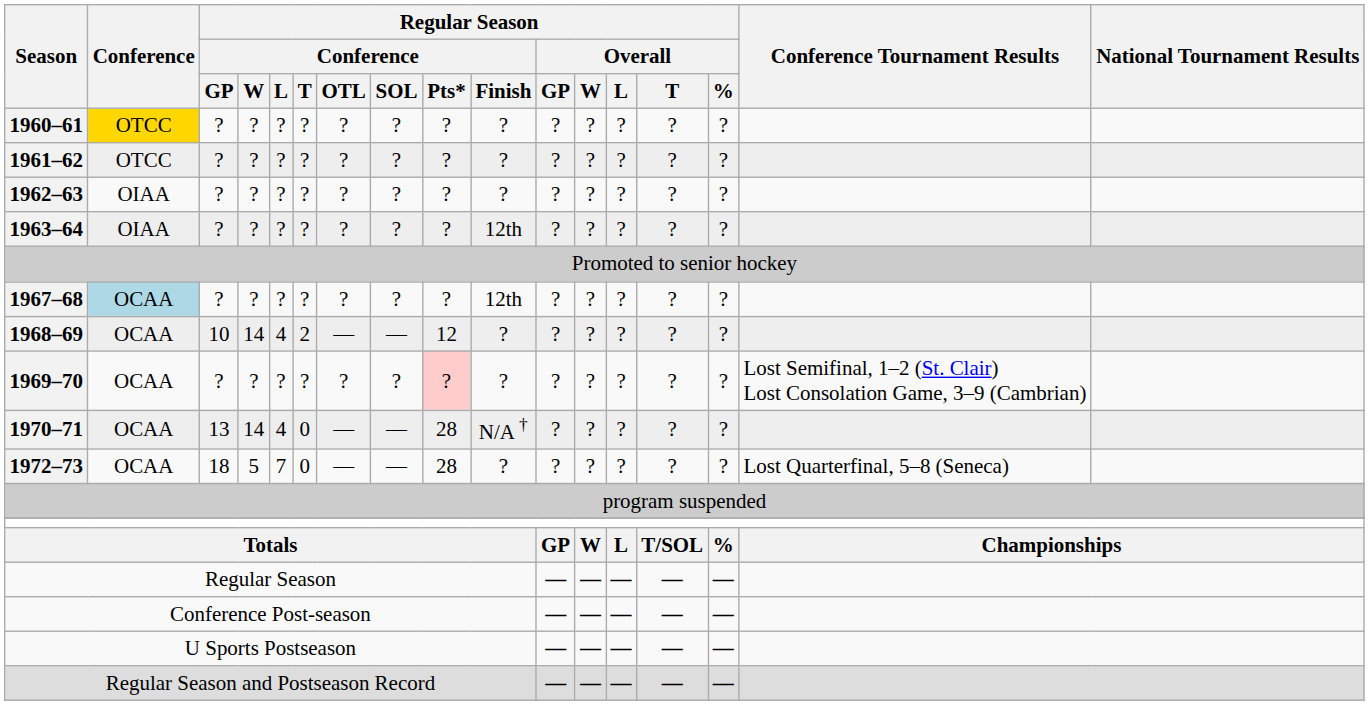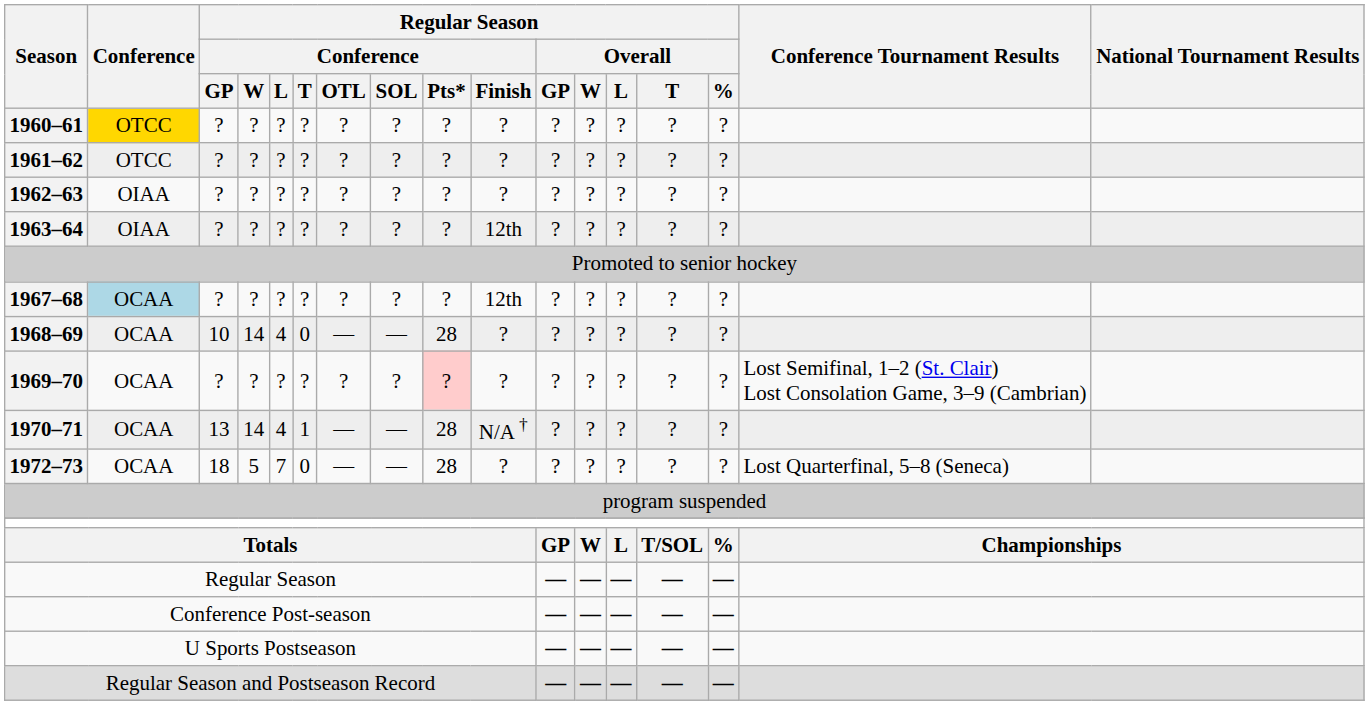(305, 333) 2 -> (305, 333) 0
(446, 333) 12 -> (446, 333) 28
(305, 429) 0 -> (305, 429) 1
